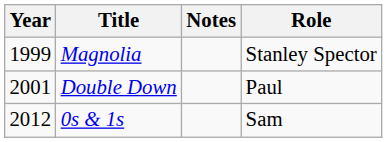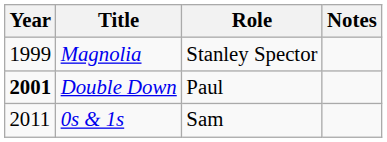columns swapped: (311, 20) <-> (211, 20)
(30, 86) normal -> (30, 86) bold
(30, 119) 2012 -> (30, 119) 2011
